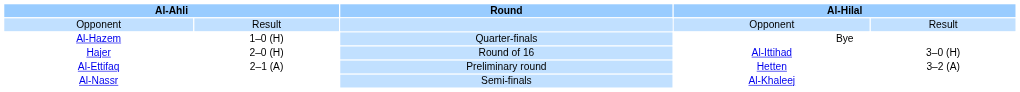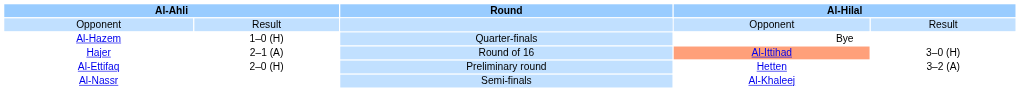(267, 53) 2–0 (H) -> (267, 53) 2–1 (A)
(772, 53) no background -> (772, 53) lightsalmon background
(267, 67) 2–1 (A) -> (267, 67) 2–0 (H)
